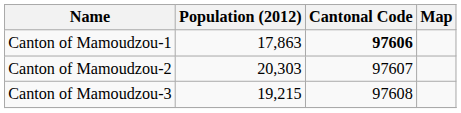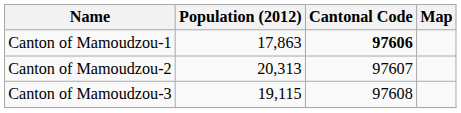(279, 68) 20,303 -> (279, 68) 20,313
(279, 94) 19,215 -> (280, 94) 19,115
